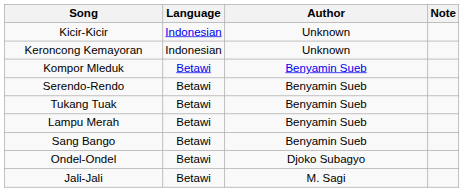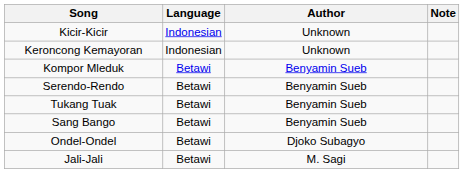- row: (84, 123)
